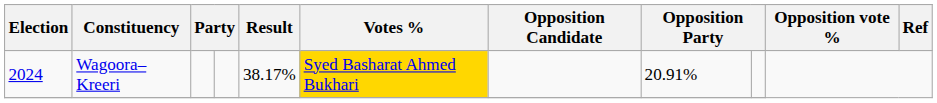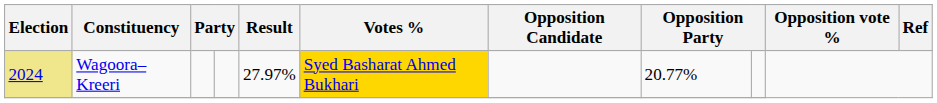(26, 74) no background -> (26, 74) khaki background
(269, 74) 38.17% -> (269, 74) 27.97%
(671, 74) 20.91% -> (671, 74) 20.77%
